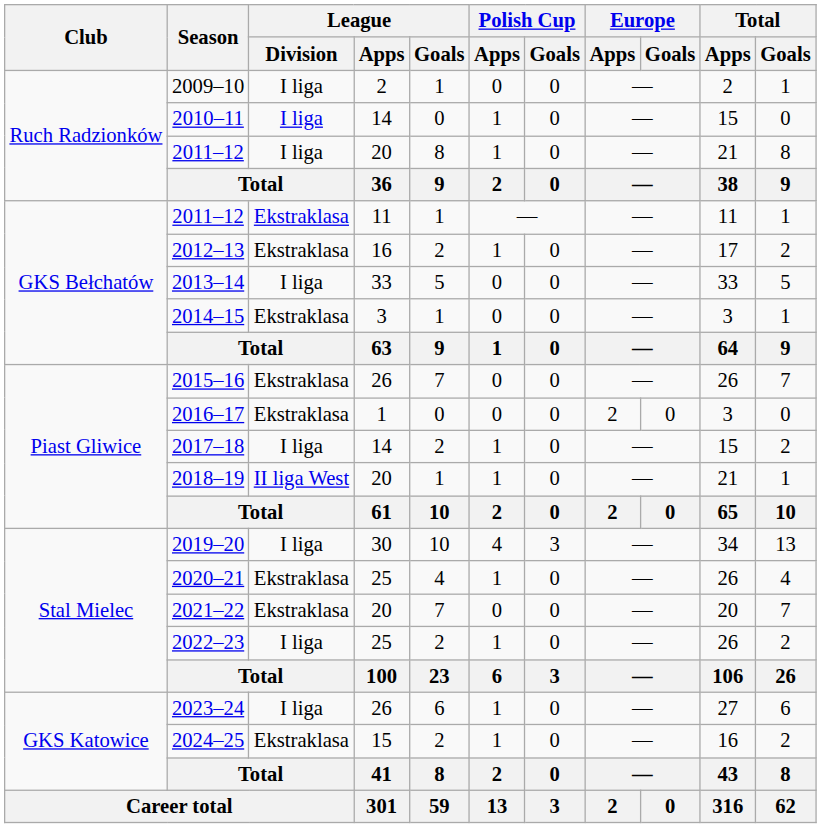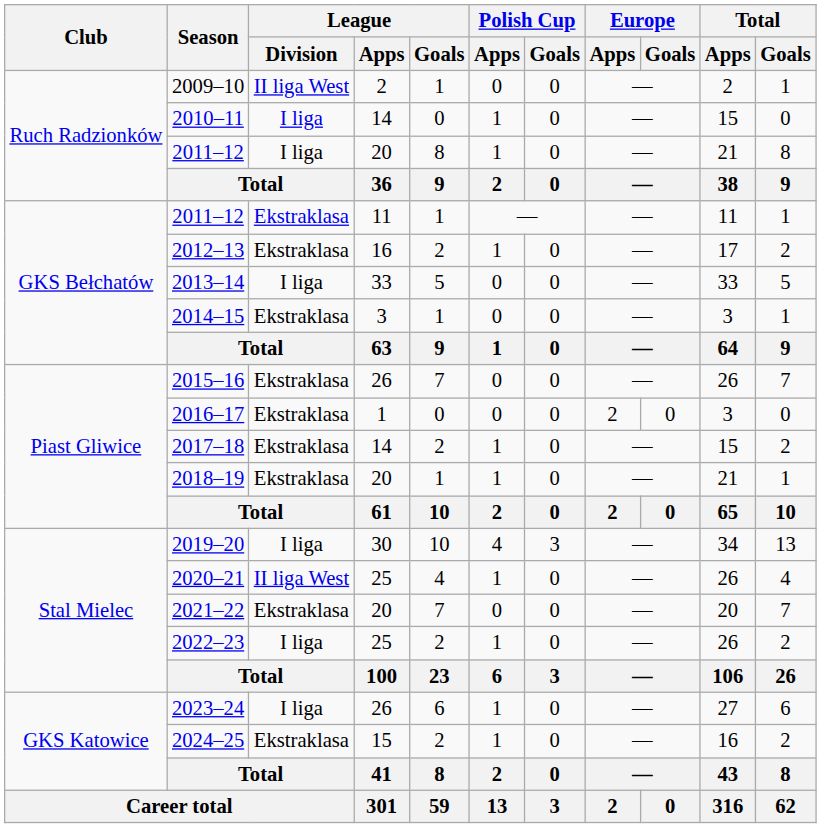(301, 86) I liga -> (301, 86) II liga West
(301, 446) I liga -> (301, 446) Ekstraklasa
(301, 479) II liga West -> (301, 479) Ekstraklasa
(301, 577) Ekstraklasa -> (301, 577) II liga West
